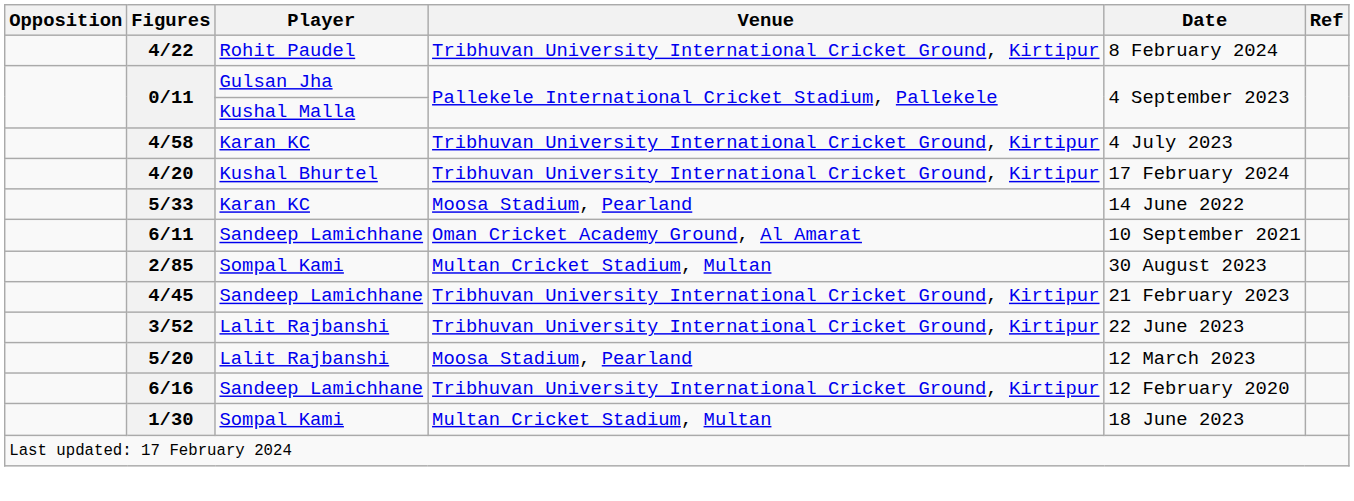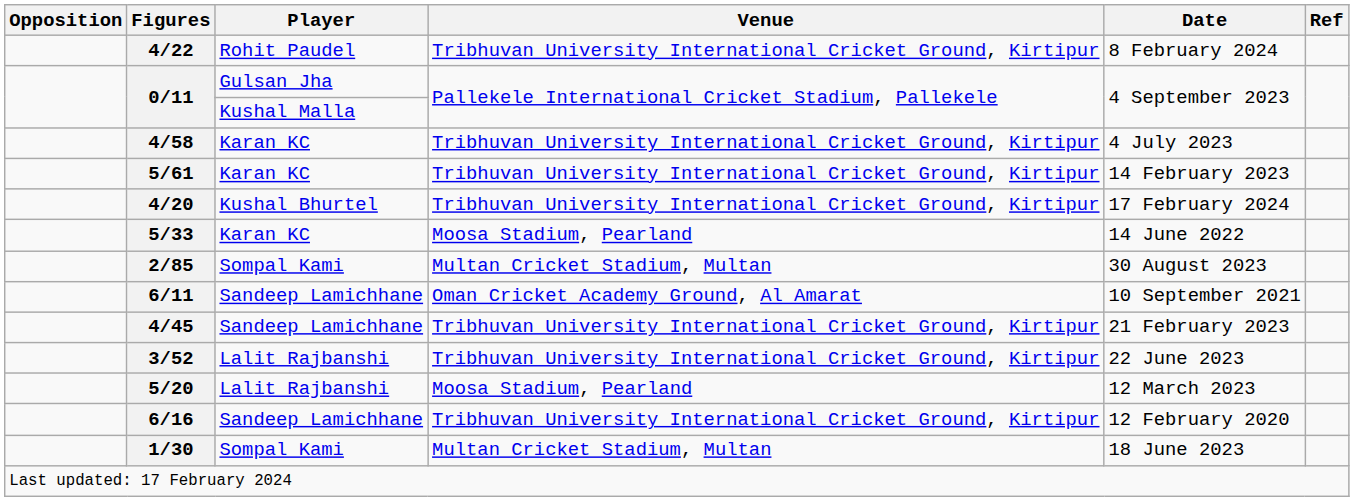+ row: (171, 174)
rows swapped: (171, 266) <-> (171, 235)
